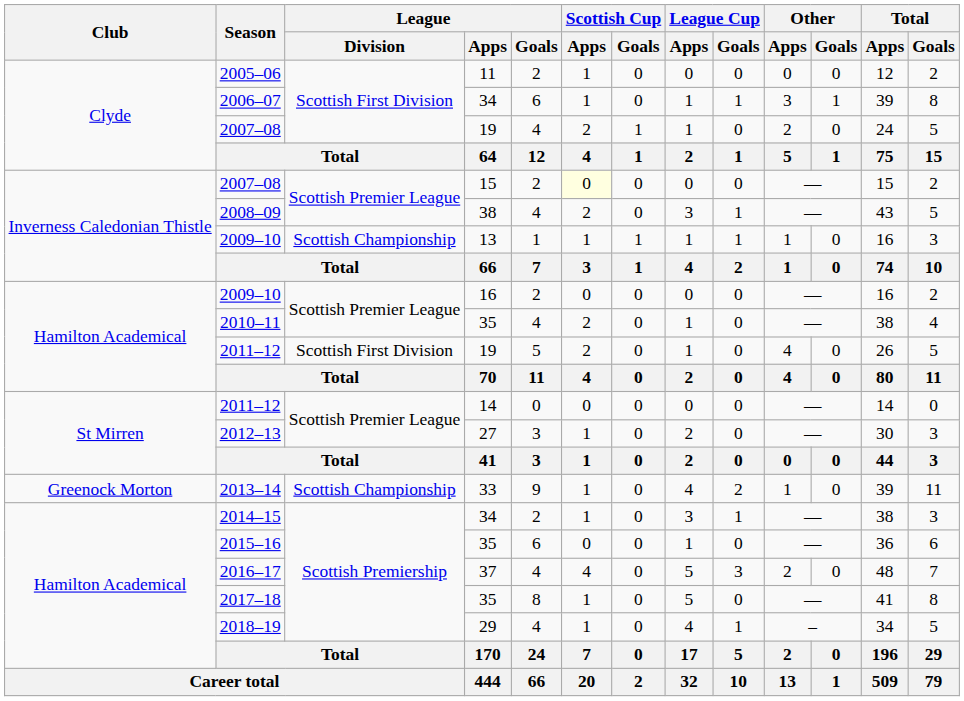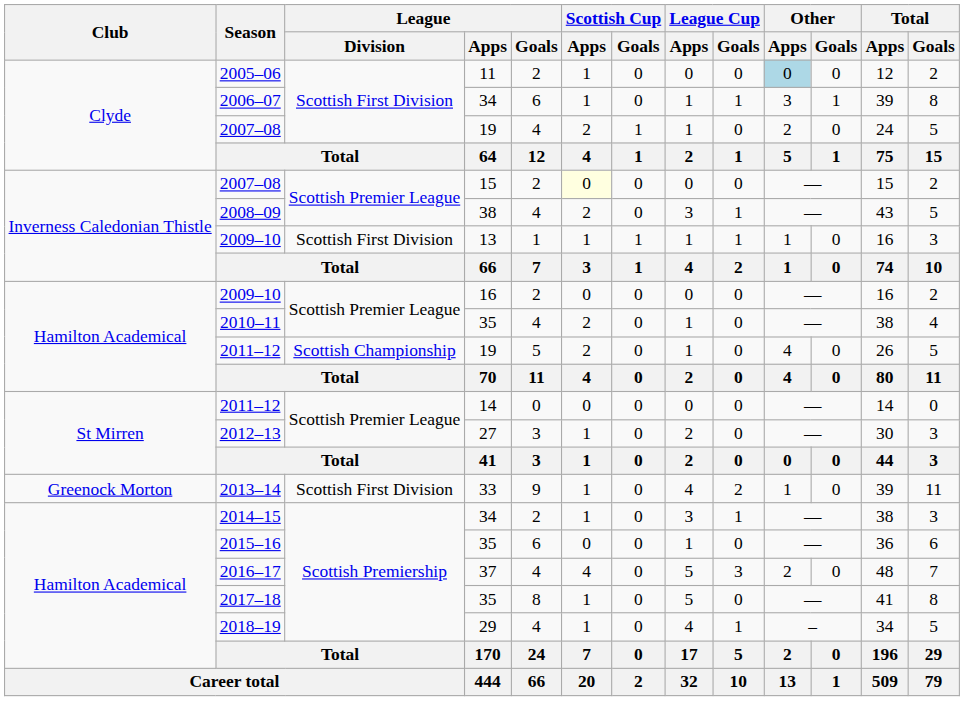(787, 73) no background -> (787, 73) lightblue background
(374, 239) Scottish Championship -> (374, 239) Scottish First Division
(374, 350) Scottish First Division -> (374, 350) Scottish Championship
(374, 488) Scottish Championship -> (374, 488) Scottish First Division
